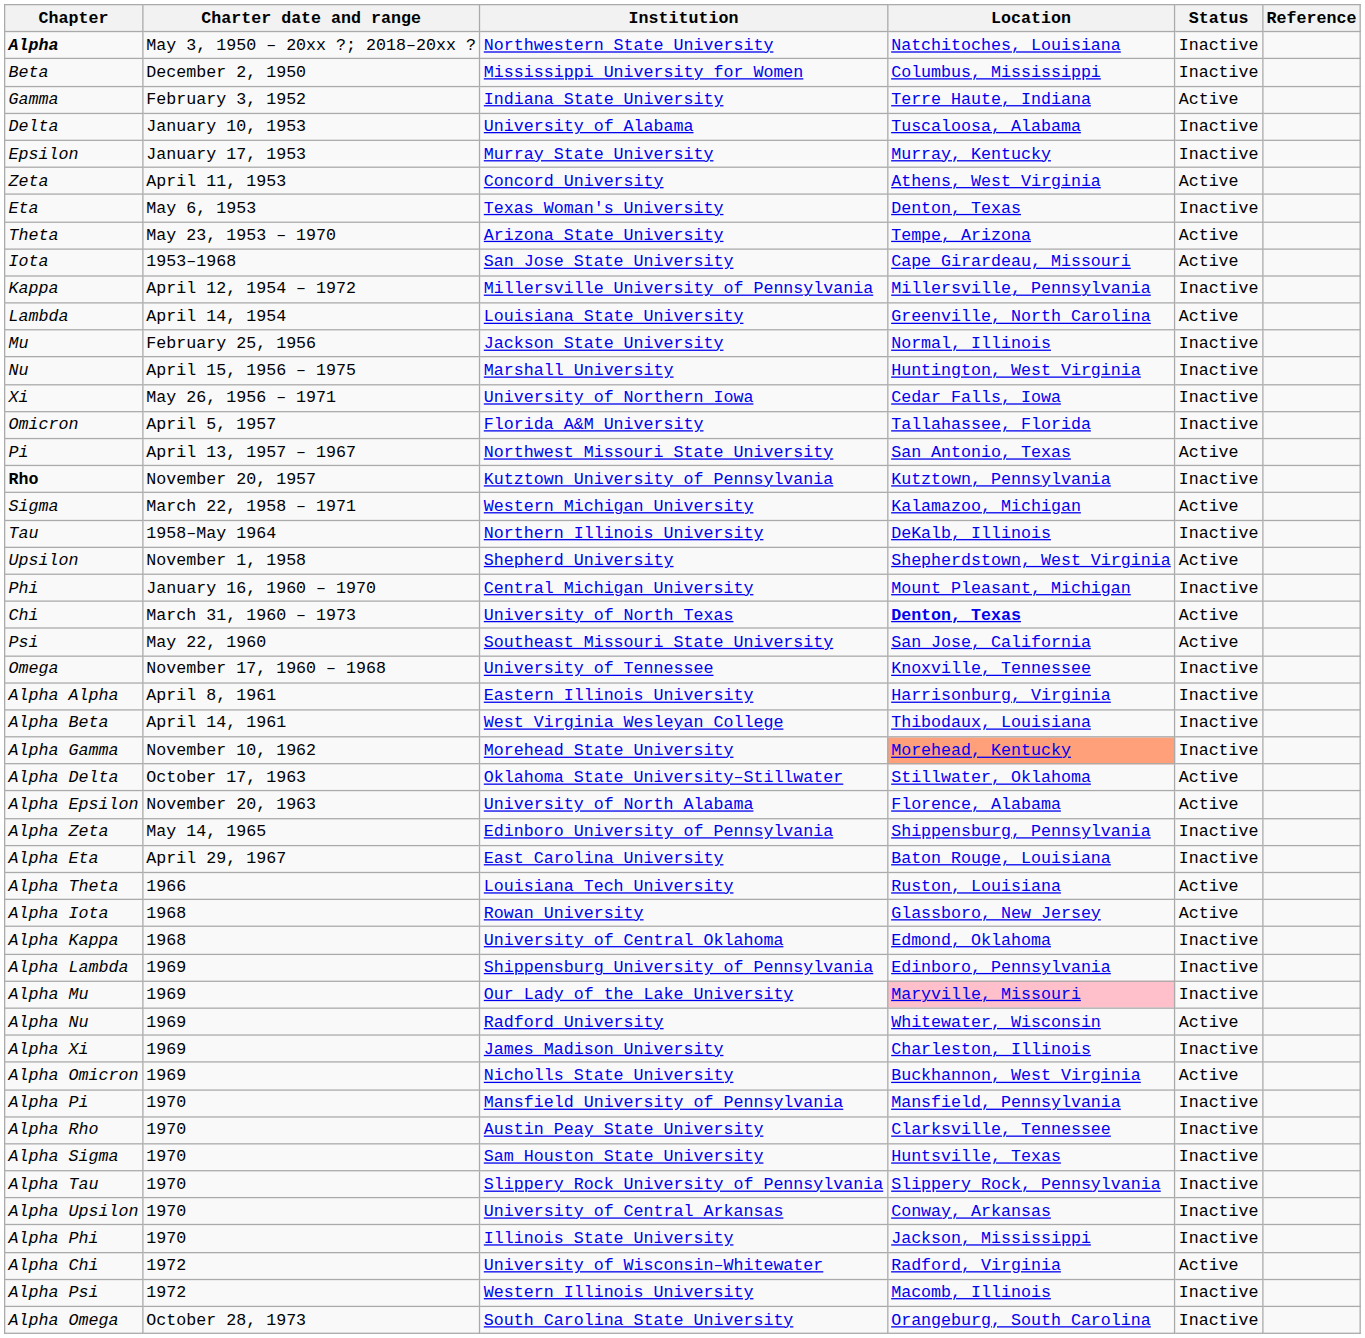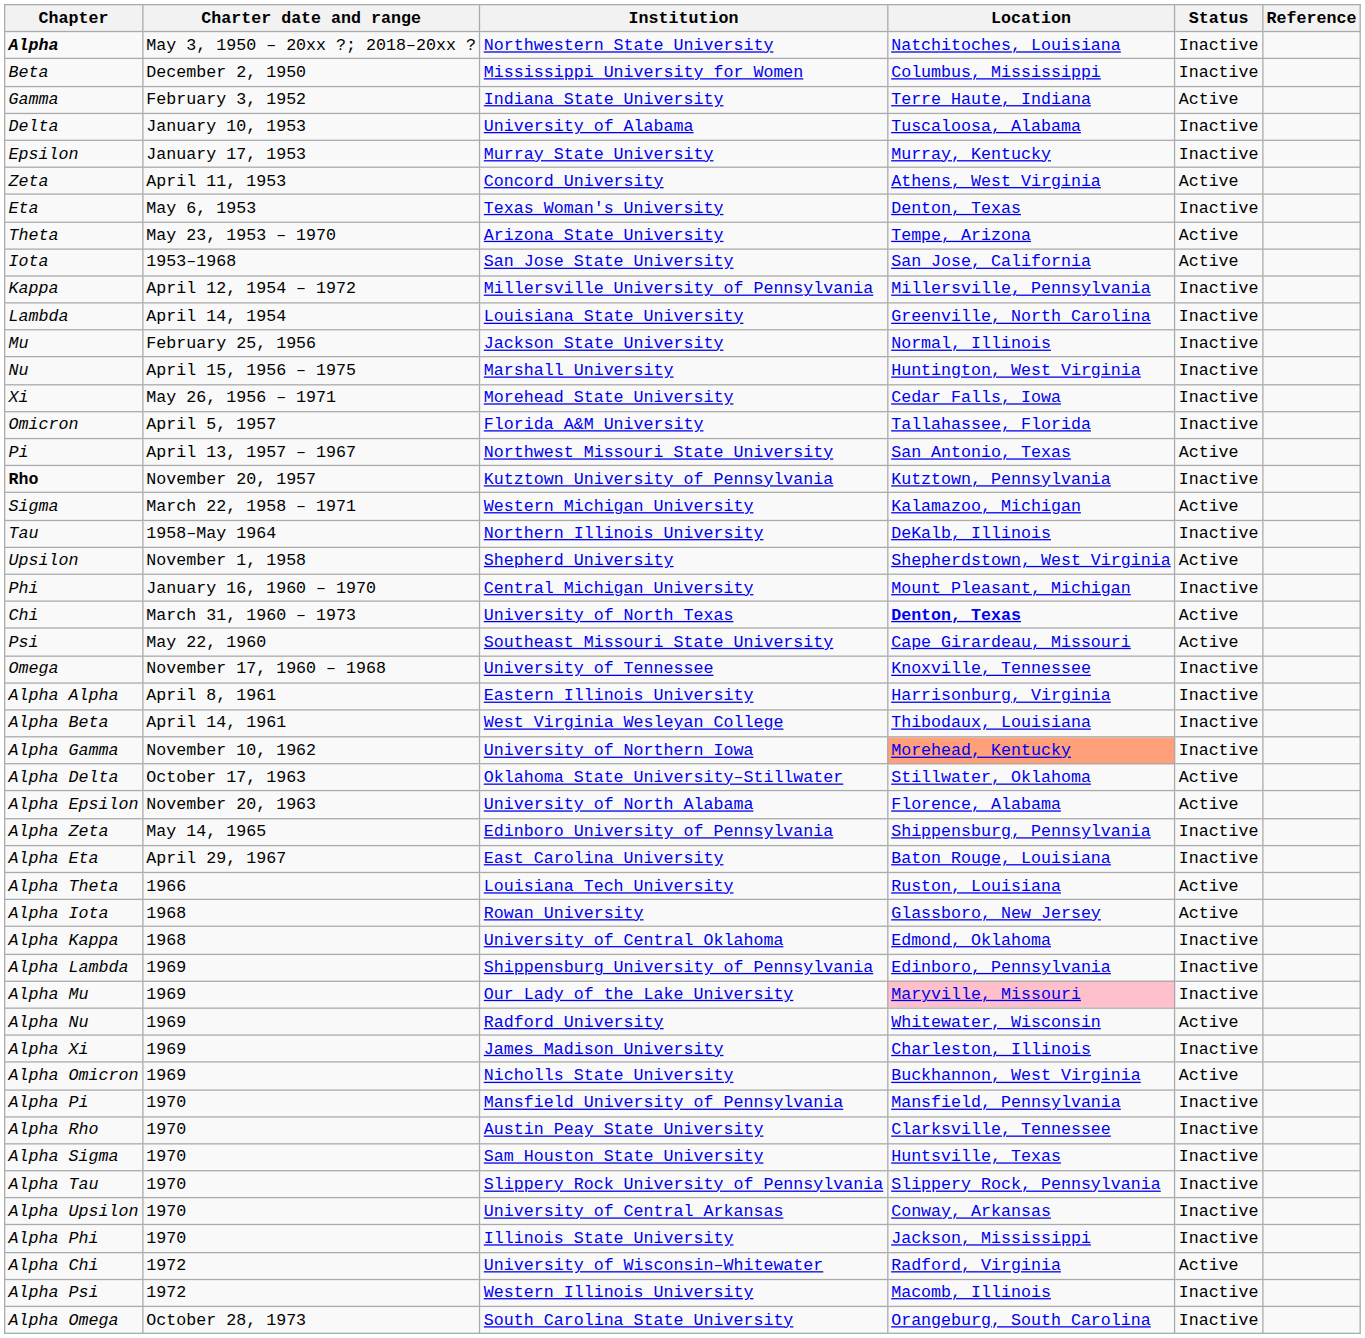(1011, 262) Cape Girardeau, Missouri -> (991, 262) San Jose, California
(1209, 317) Active -> (1219, 317) Inactive
(619, 398) University of Northern Iowa -> (609, 398) Morehead State University
(991, 642) San Jose, California -> (1011, 642) Cape Girardeau, Missouri
(609, 750) Morehead State University -> (619, 750) University of Northern Iowa
